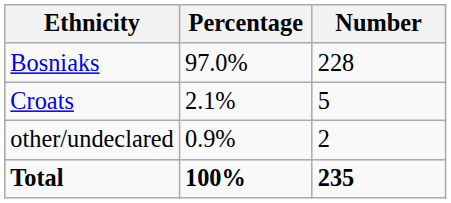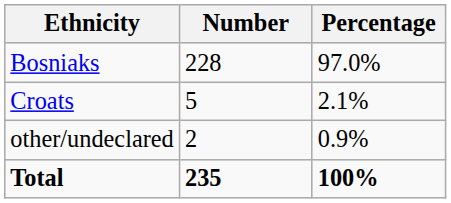columns swapped: (379, 23) <-> (246, 23)
